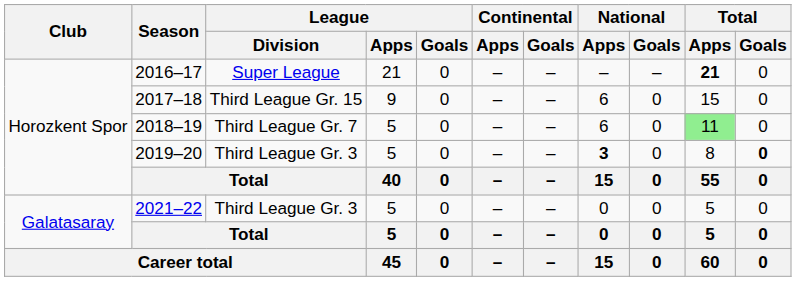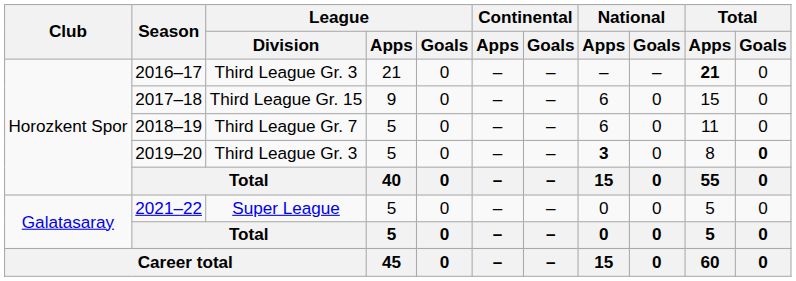(286, 72) Super League -> (286, 72) Third League Gr. 3
(710, 126) lightgreen background -> (710, 126) no background
(286, 208) Third League Gr. 3 -> (286, 208) Super League
